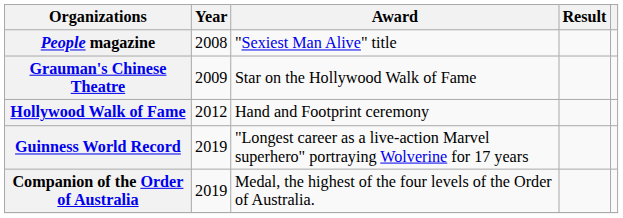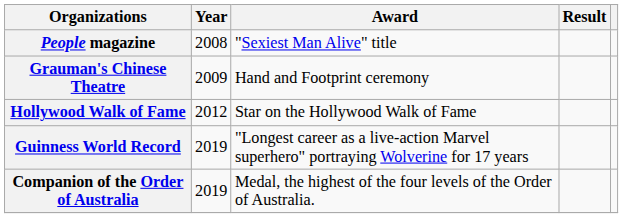(356, 77) Star on the Hollywood Walk of Fame -> (332, 77) Hand and Footprint ceremony
(332, 112) Hand and Footprint ceremony -> (356, 112) Star on the Hollywood Walk of Fame
